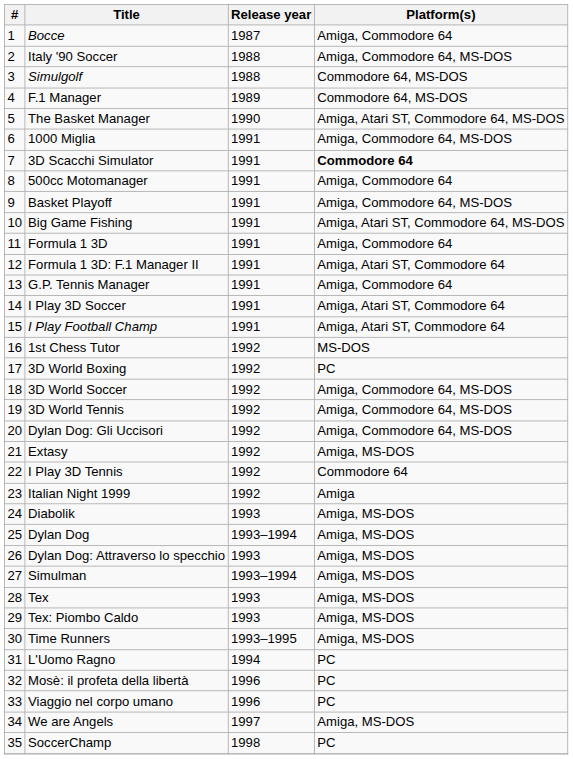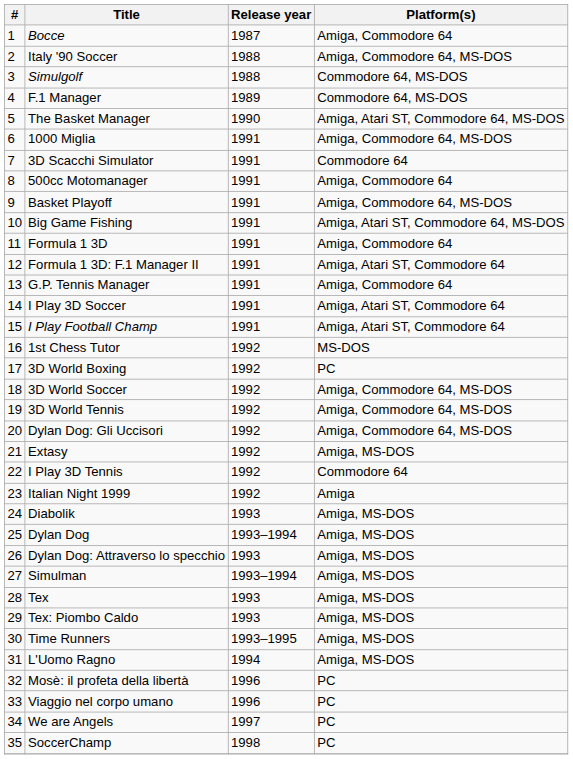(365, 160) bold -> (363, 160) normal
(326, 659) PC -> (366, 659) Amiga, MS-DOS
(366, 722) Amiga, MS-DOS -> (326, 722) PC
